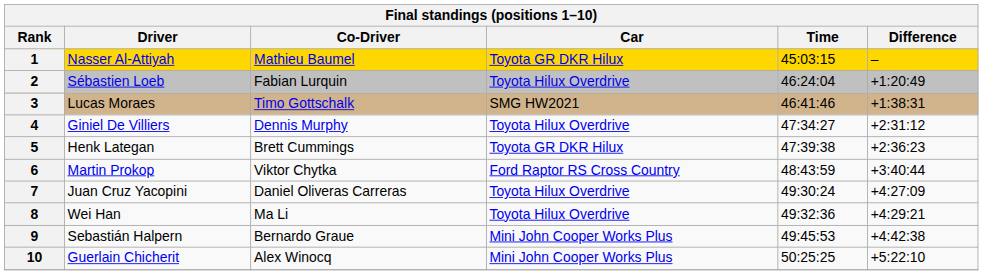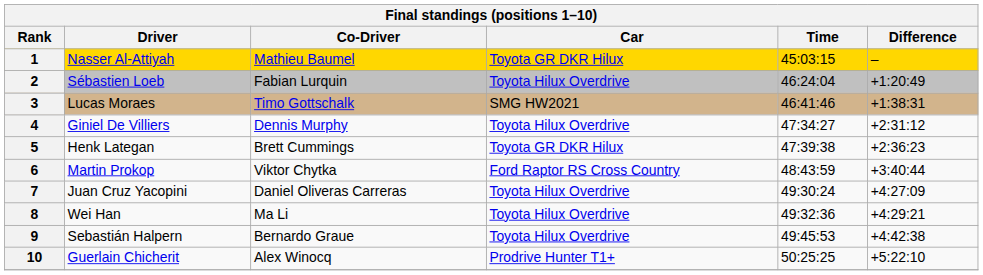(581, 236) Mini John Cooper Works Plus -> (559, 236) Toyota Hilux Overdrive
(581, 258) Mini John Cooper Works Plus -> (552, 258) Prodrive Hunter T1+
